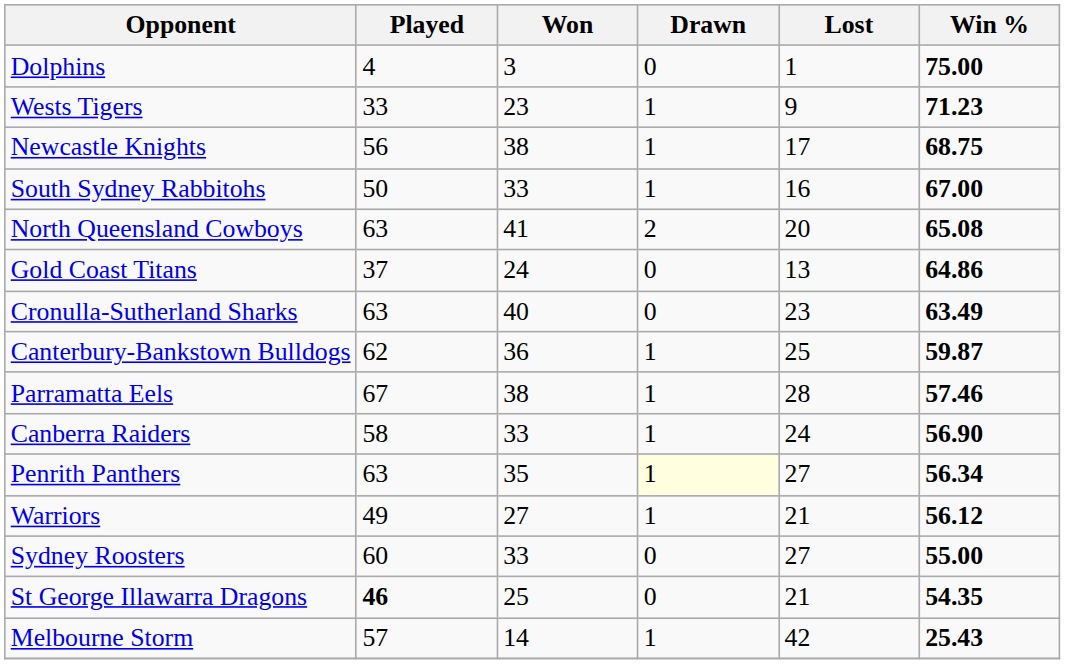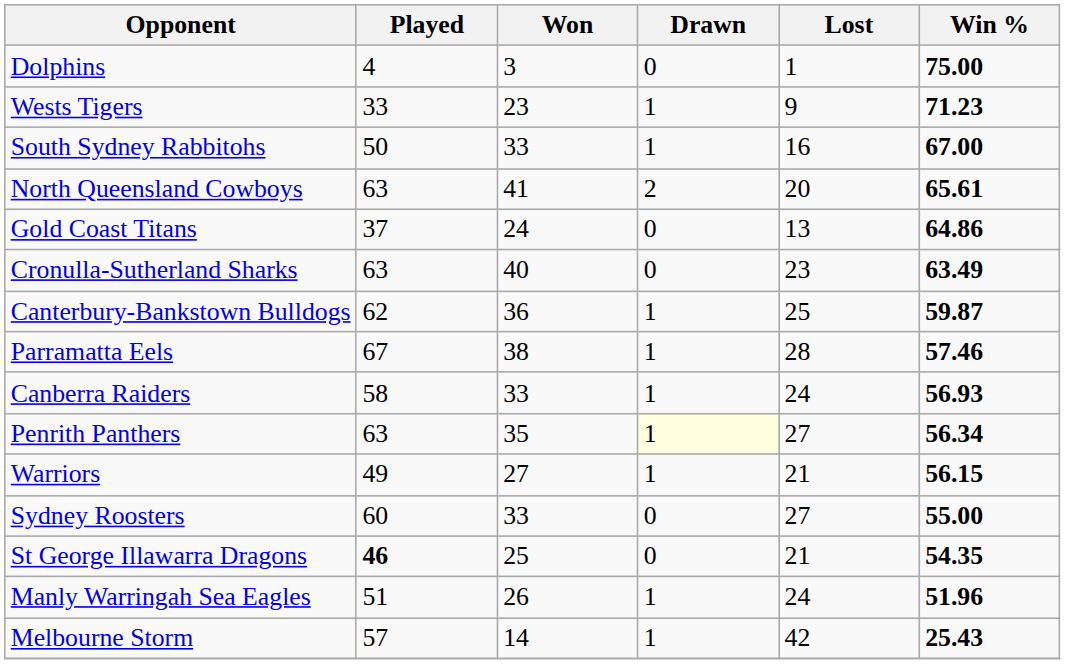- row: (108, 147)
(954, 229) 65.08 -> (954, 188) 65.61
(954, 433) 56.90 -> (954, 392) 56.93
(954, 515) 56.12 -> (954, 474) 56.15
+ row: (161, 596)
